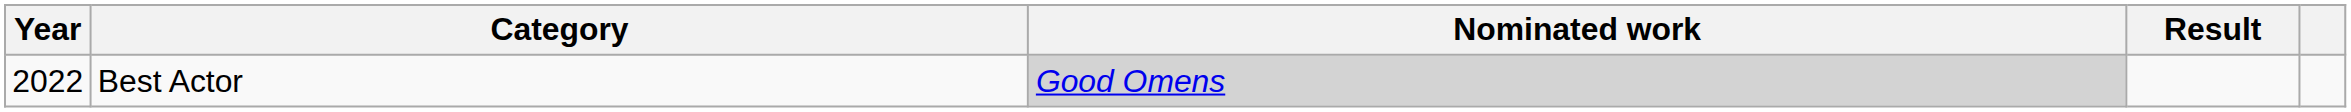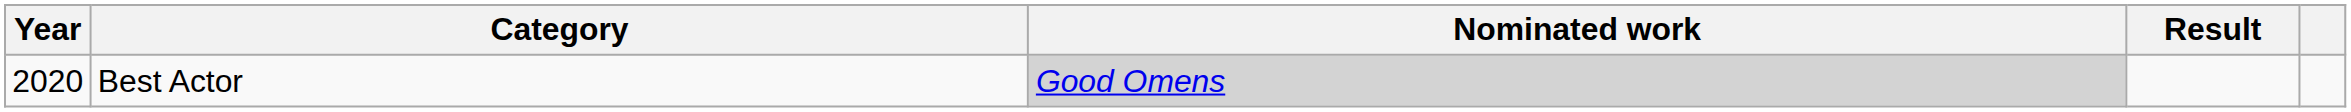(48, 80) 2022 -> (48, 80) 2020
